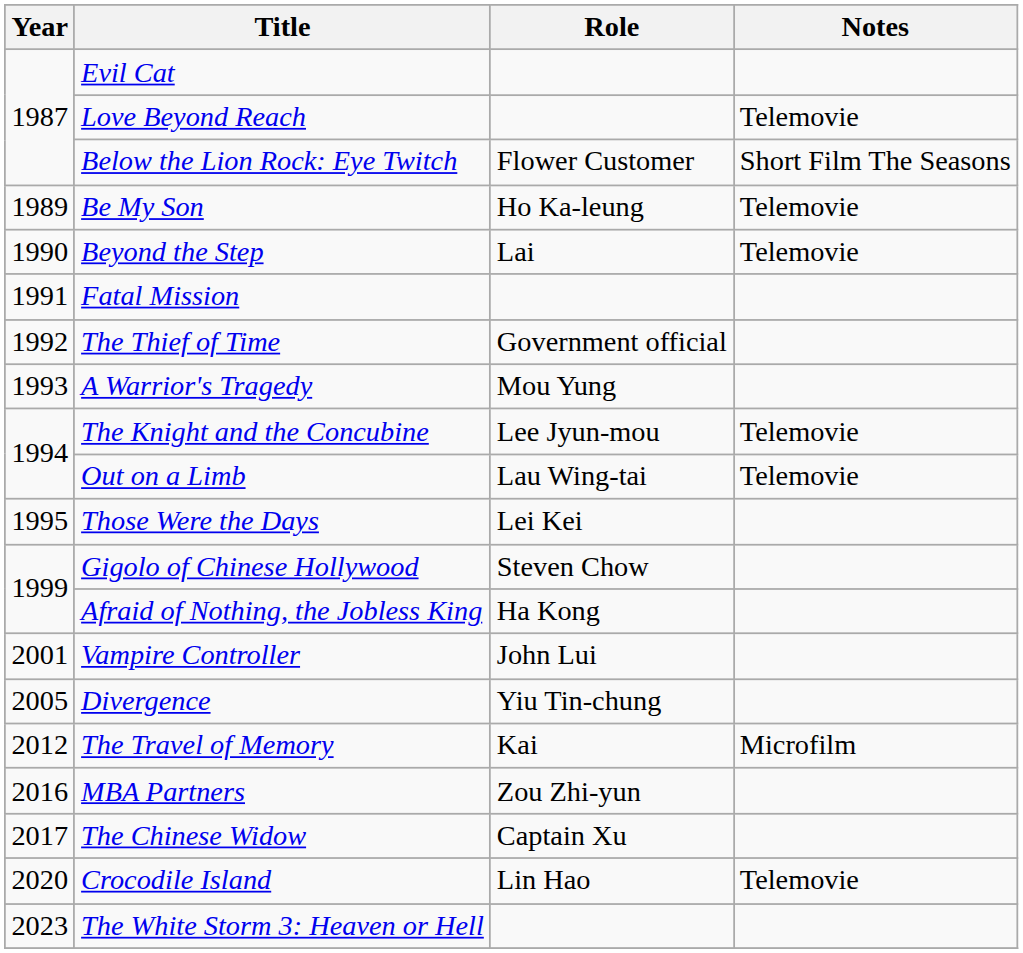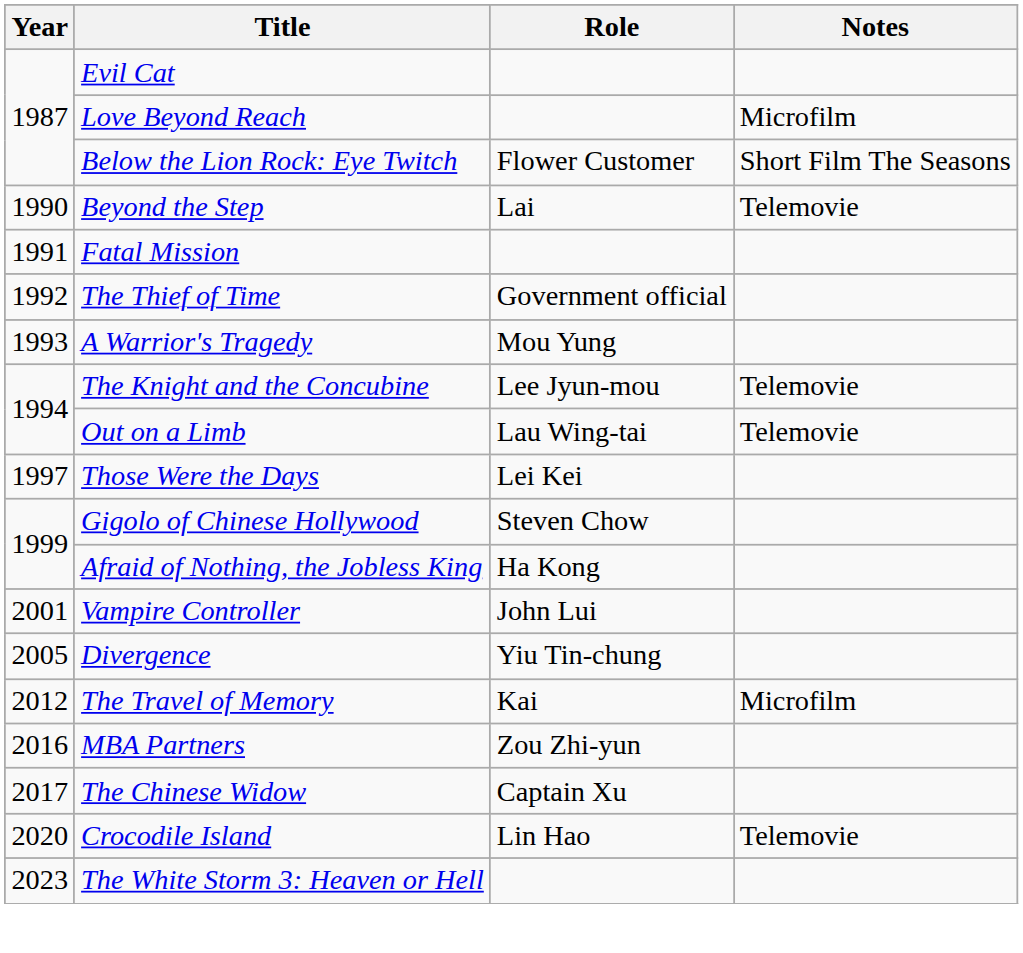(799, 116) Telemovie -> (798, 116) Microfilm
- row: (142, 206)
(40, 521) 1995 -> (40, 476) 1997
